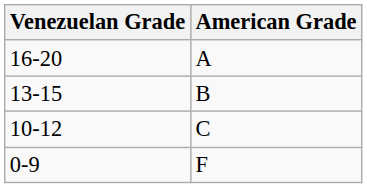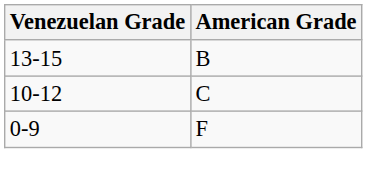- row: (36, 57)
